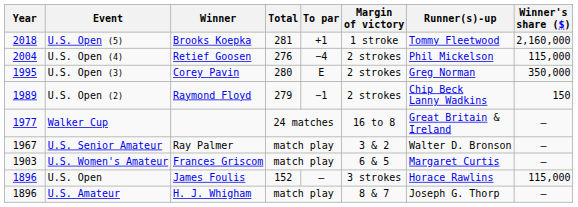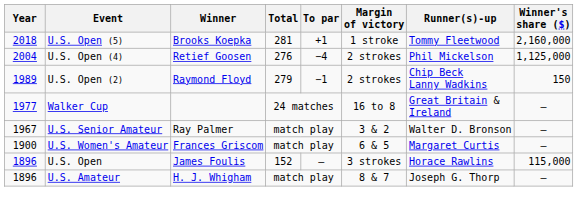(549, 57) 115,000 -> (543, 57) 1,125,000
- row: (85, 73)
(25, 161) 1903 -> (25, 145) 1900
